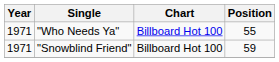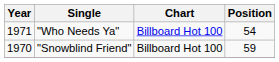(250, 31) 55 -> (250, 31) 54
(19, 48) 1971 -> (19, 48) 1970
